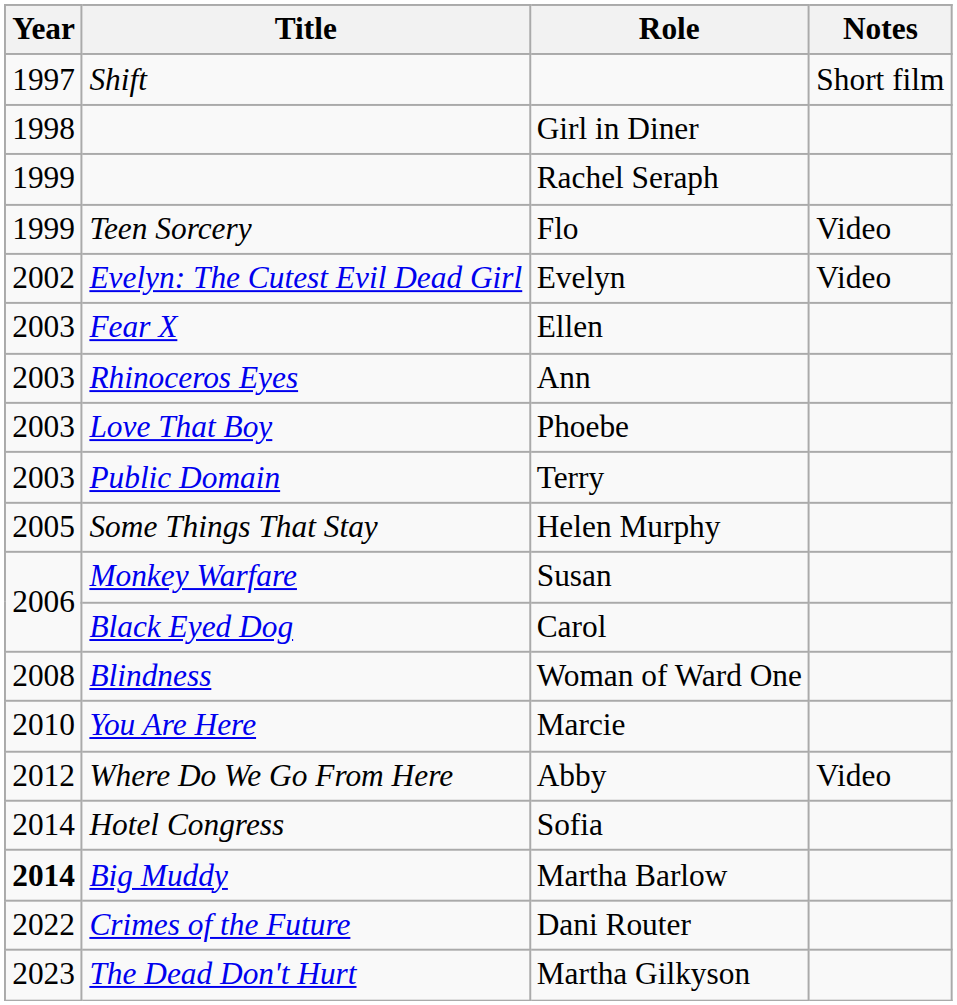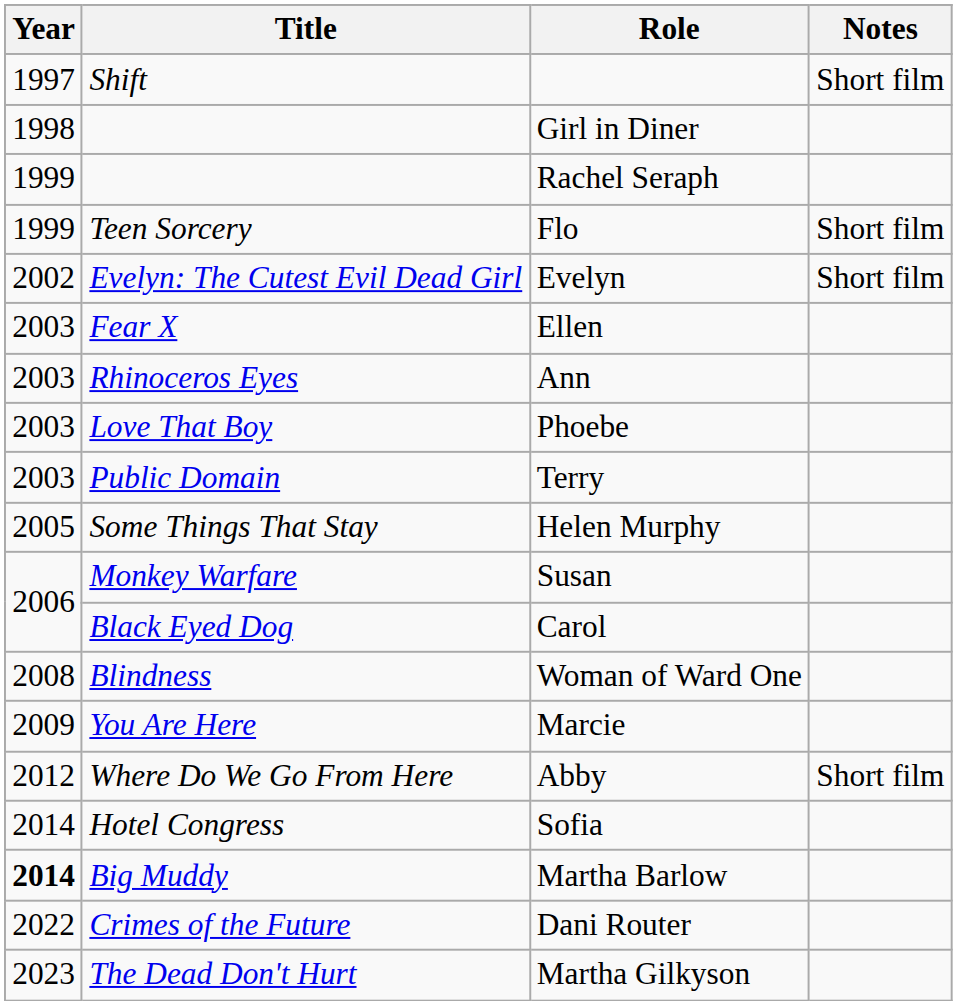(854, 228) Video -> (880, 228) Short film
(854, 278) Video -> (880, 278) Short film
(44, 725) 2010 -> (44, 725) 2009
(854, 775) Video -> (880, 775) Short film
